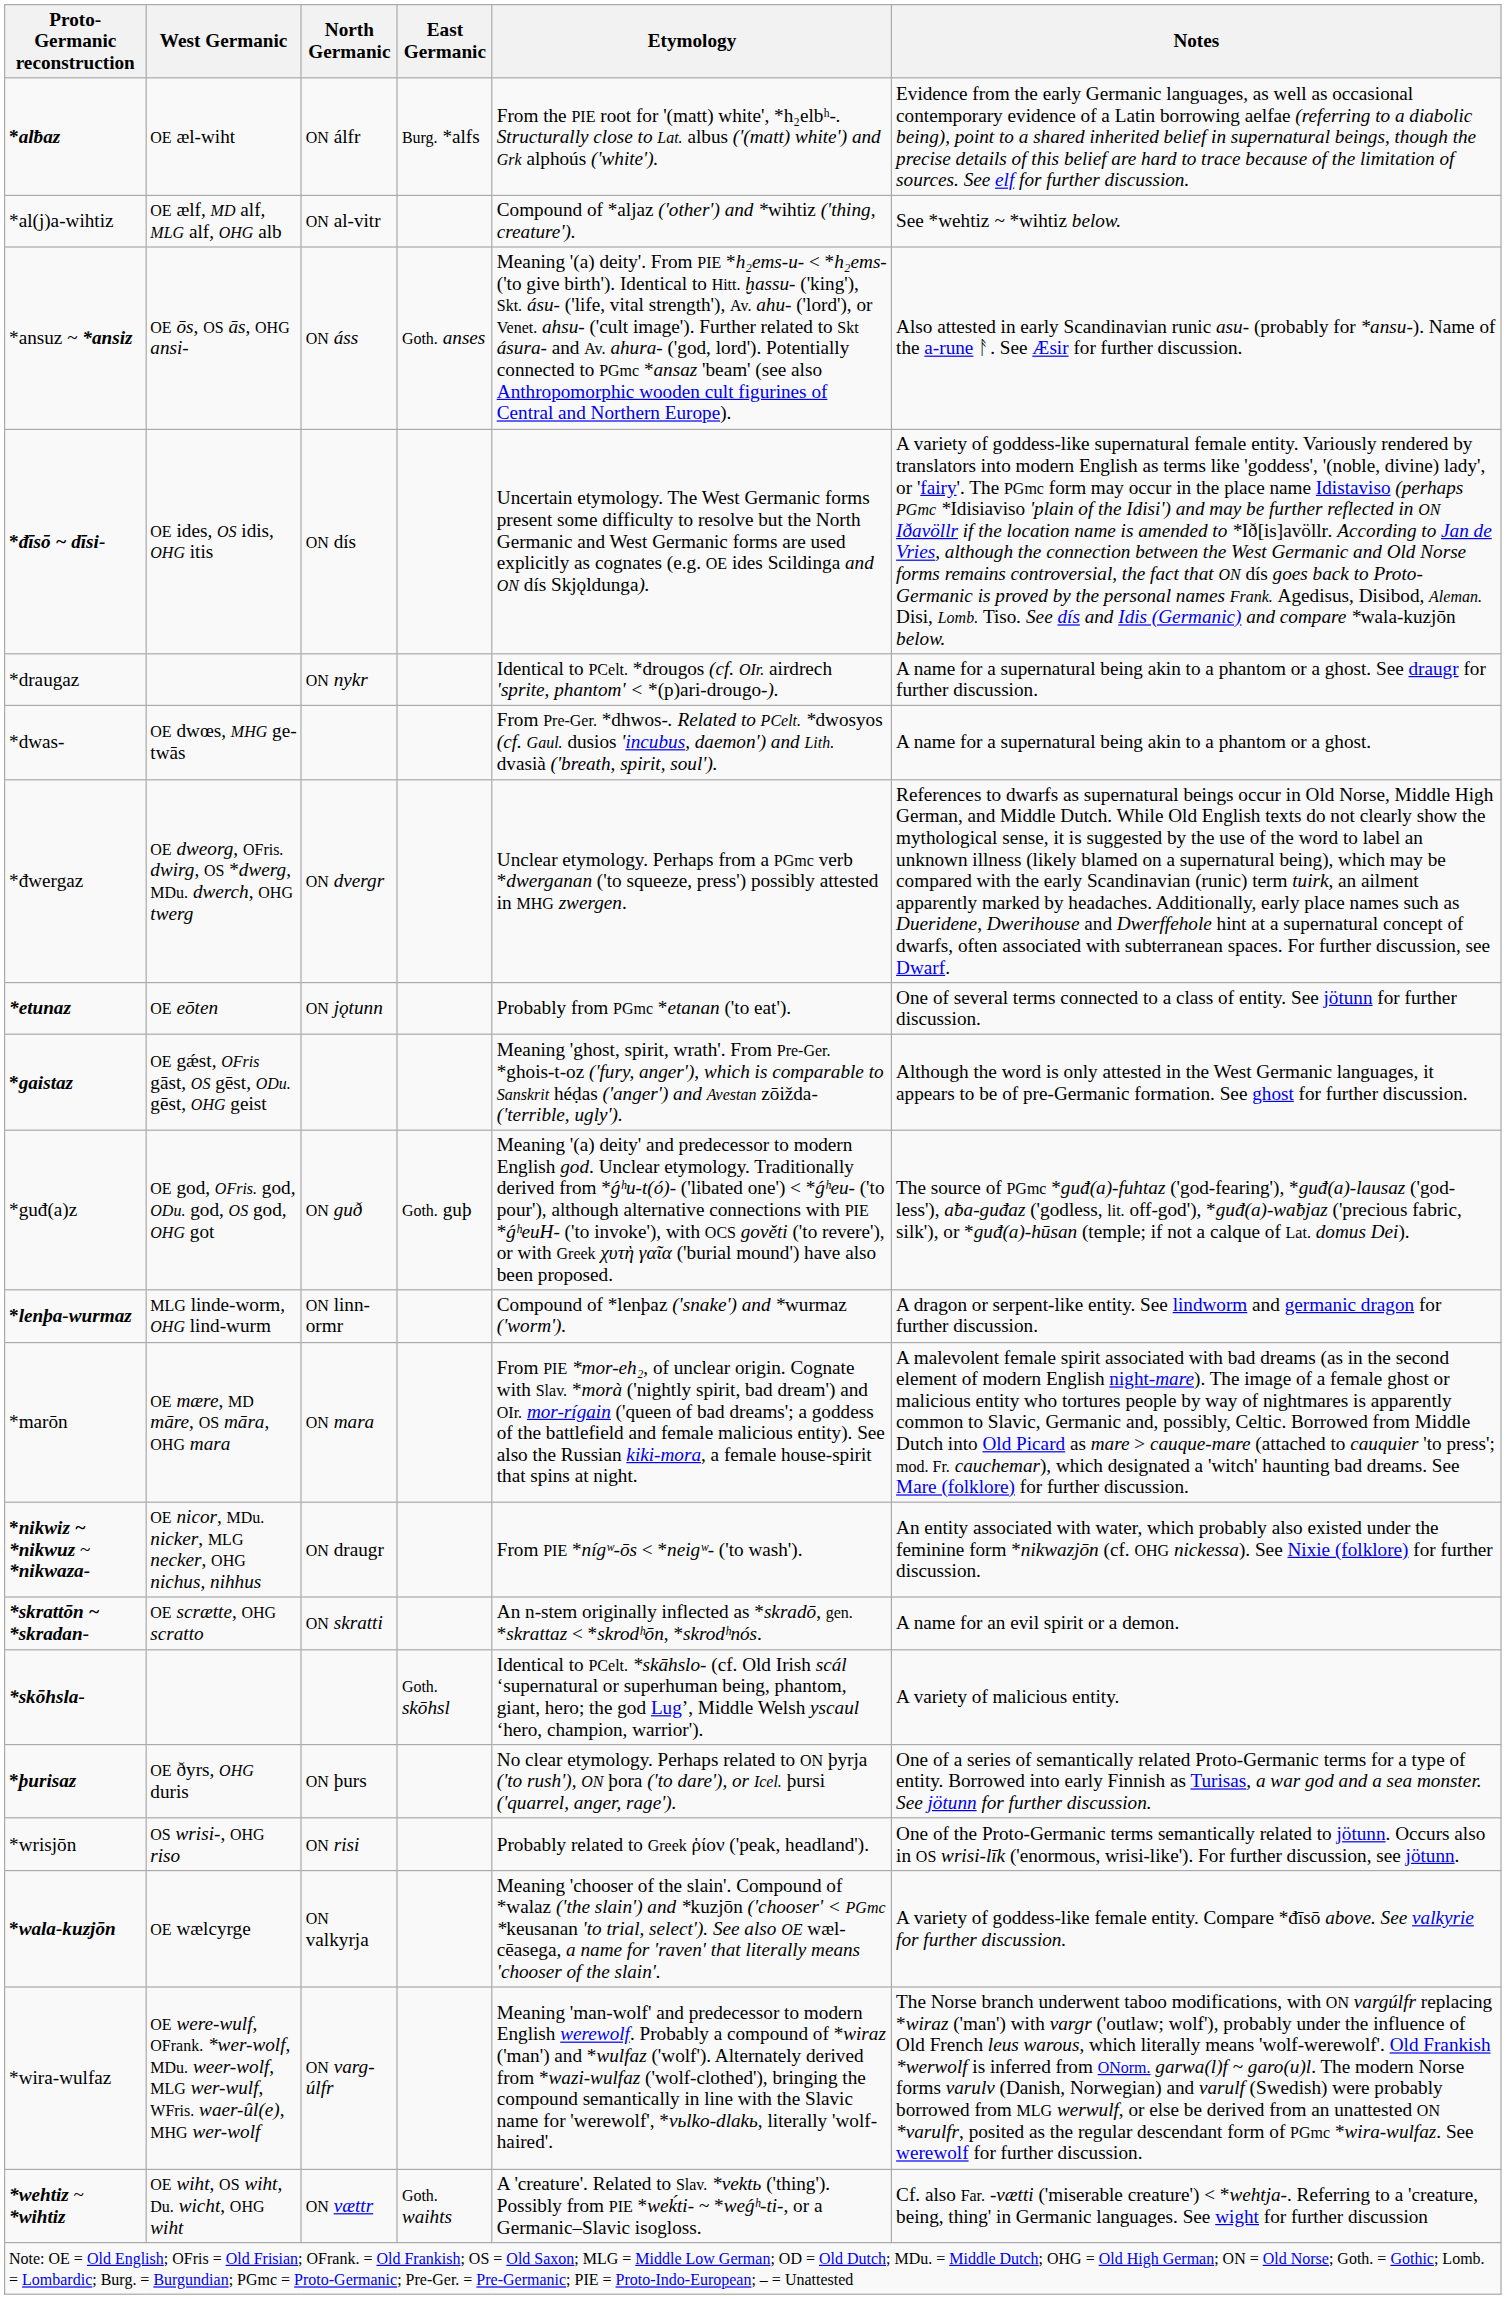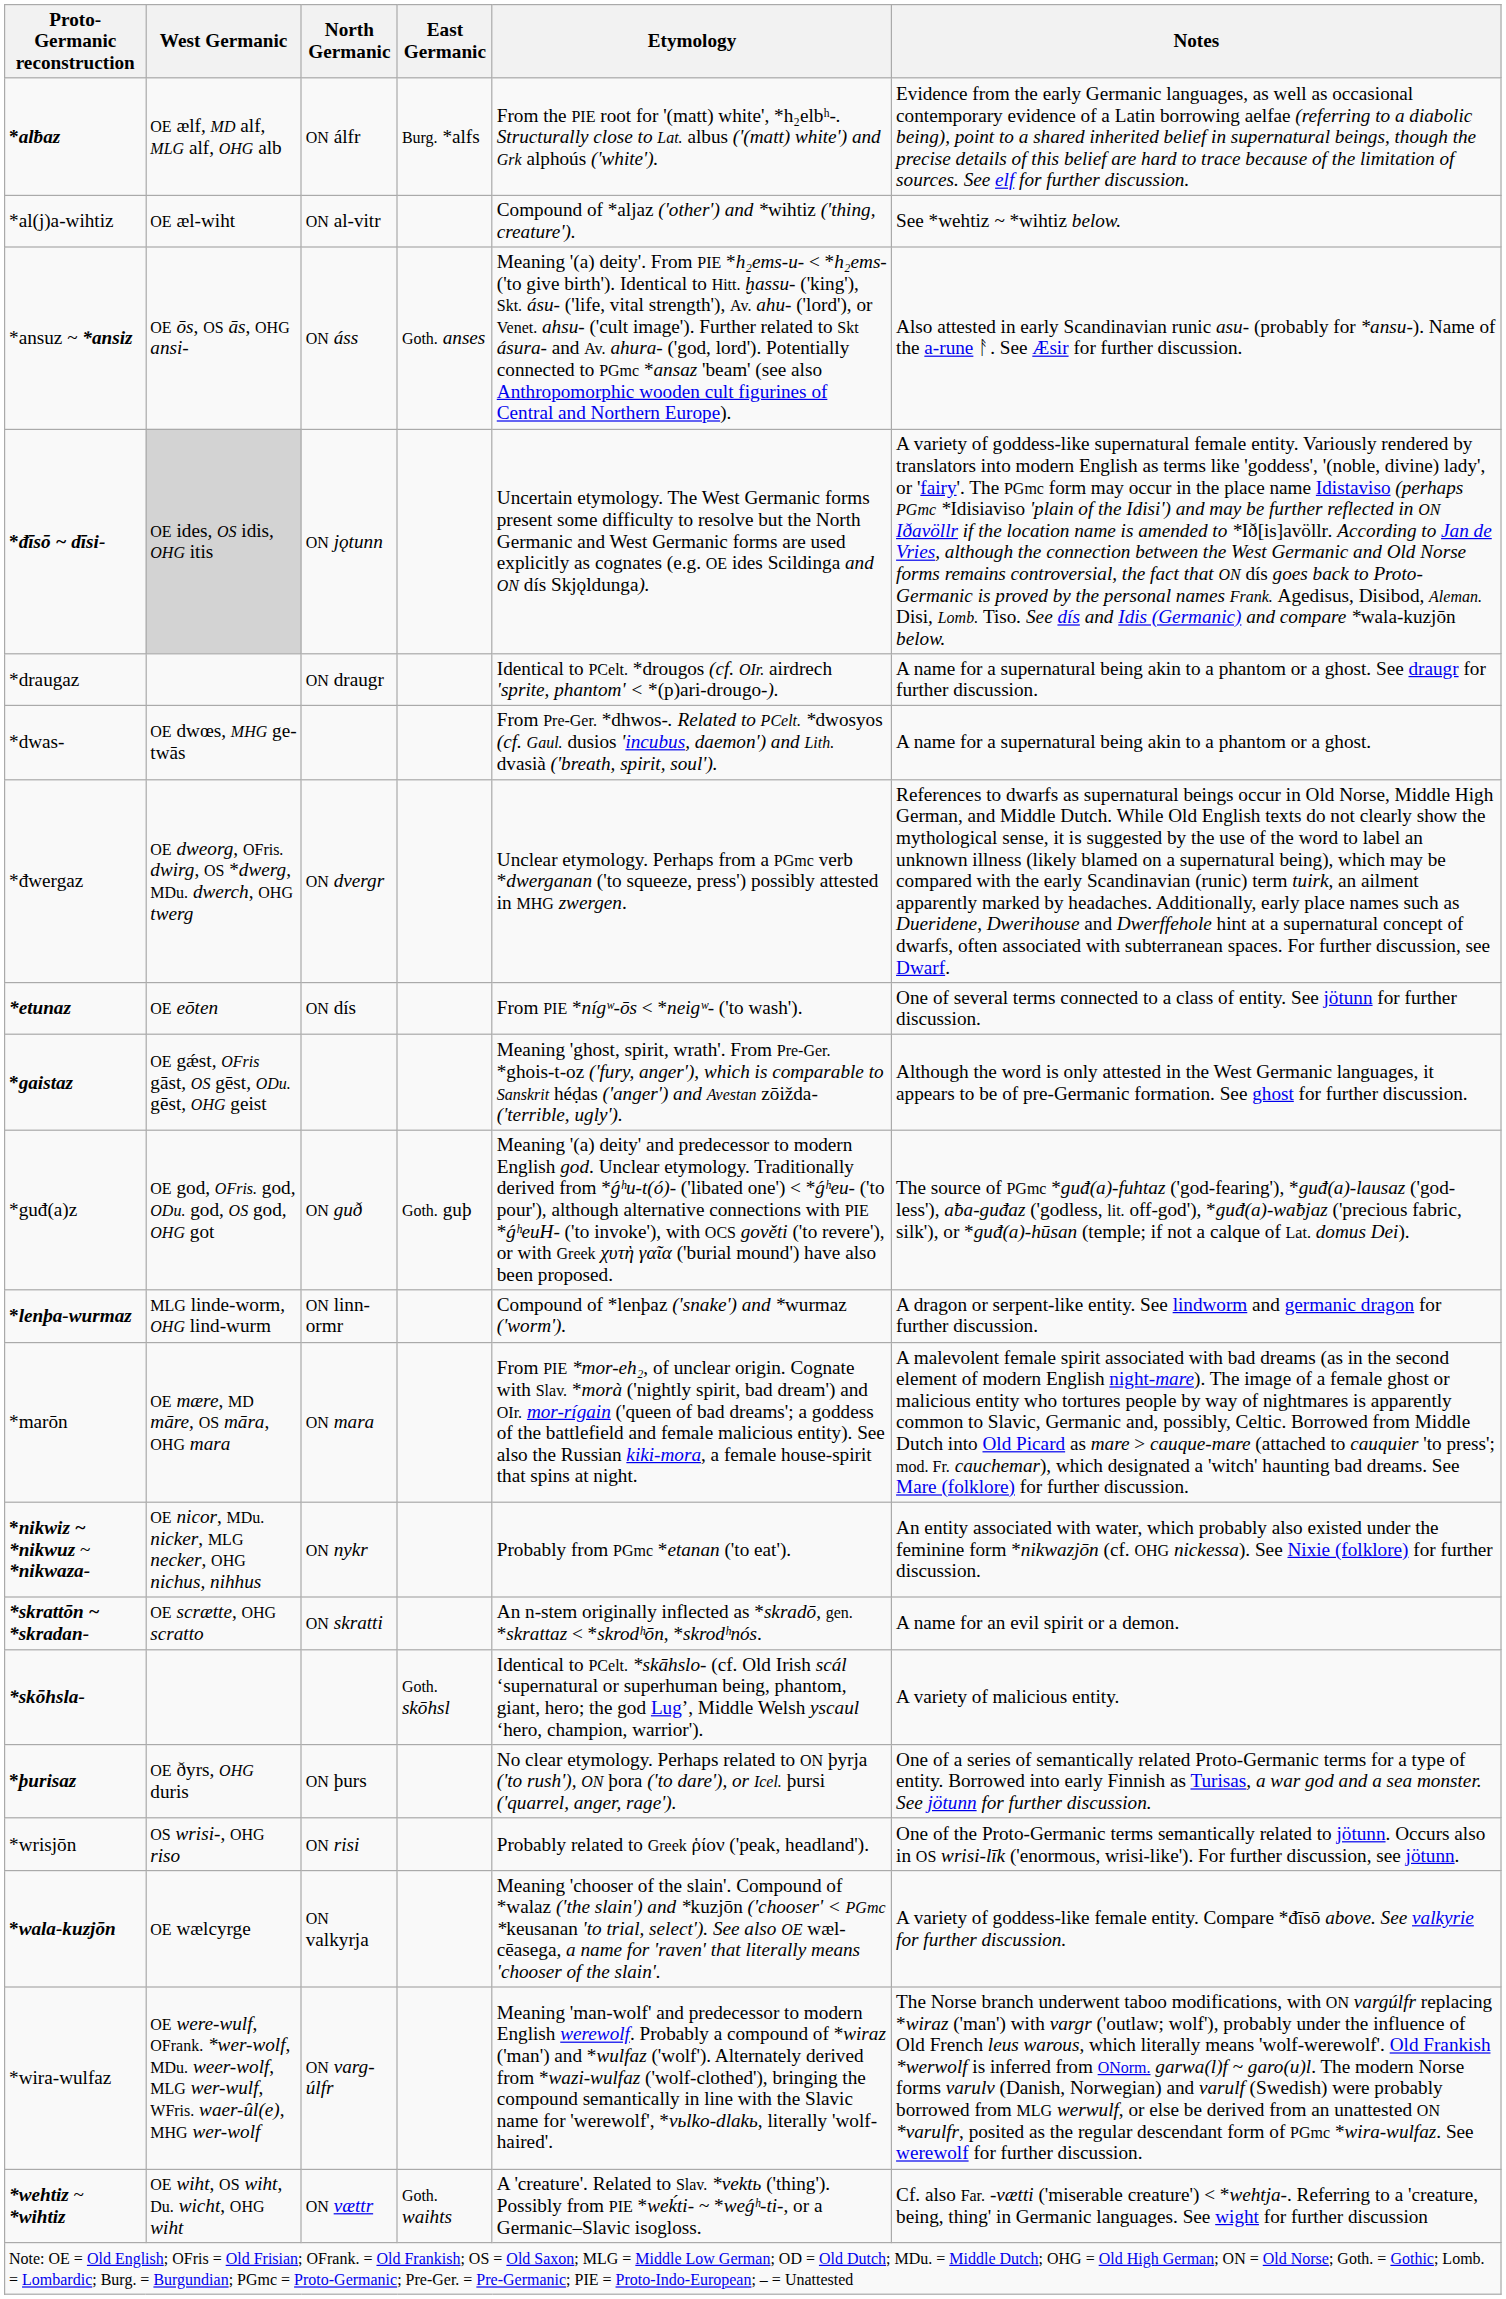(193, 136) OE æl-wiht -> (216, 136) OE ælf, MD alf, MLG alf, OHG alb
(216, 221) OE ælf, MD alf, MLG alf, OHG alb -> (193, 221) OE æl-wiht
(212, 541) no background -> (212, 541) lightgrey background
(331, 541) ON dís -> (344, 541) ON jǫtunn
(337, 679) ON nykr -> (345, 679) ON draugr
(344, 1008) ON jǫtunn -> (331, 1008) ON dís
(644, 1008) Probably from PGmc *etanan ('to eat'). -> (650, 1008) From PIE *nígʷ-ōs < *neigʷ- ('to wash').
(345, 1549) ON draugr -> (337, 1549) ON nykr
(650, 1549) From PIE *nígʷ-ōs < *neigʷ- ('to wash'). -> (644, 1549) Probably from PGmc *etanan ('to eat').
